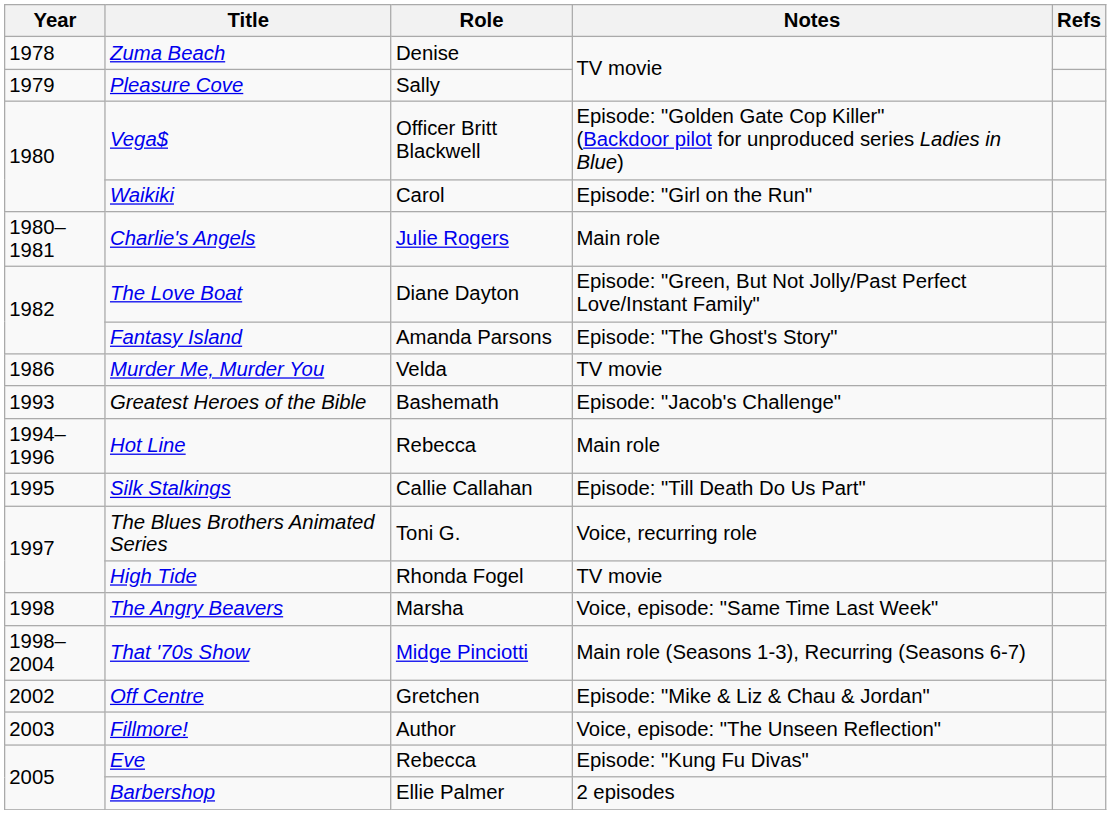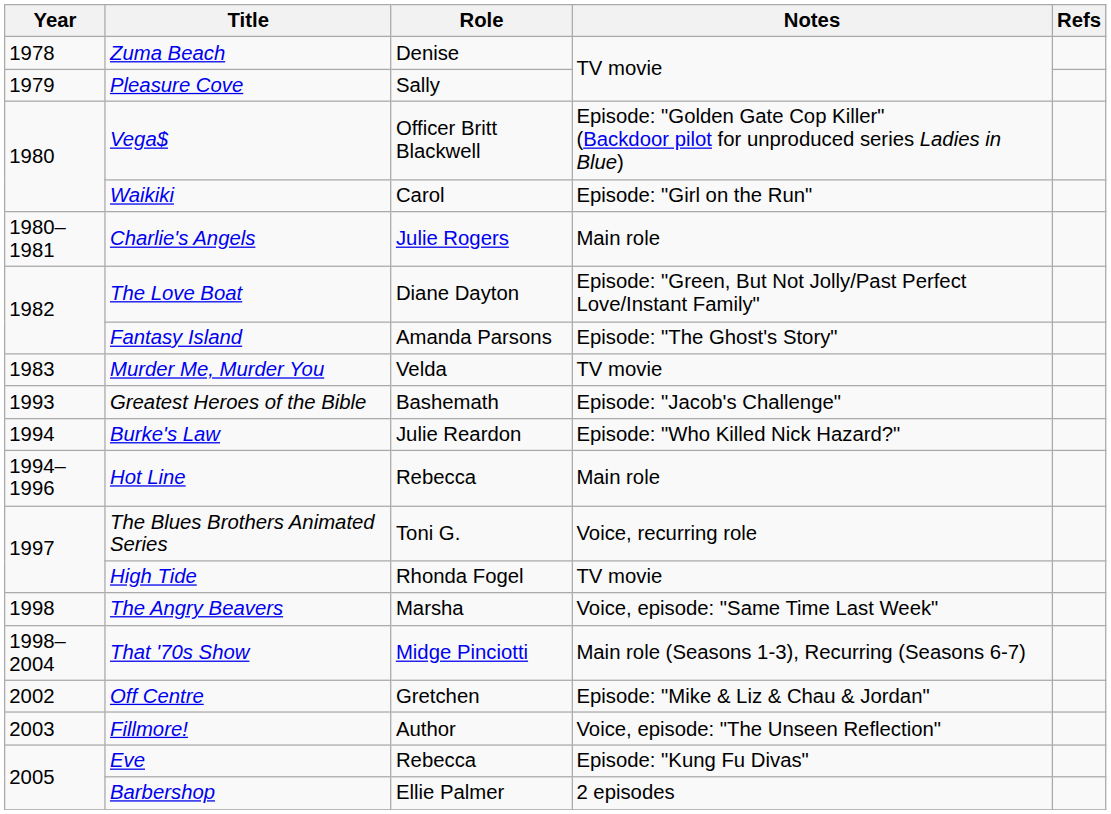(32, 369) 1986 -> (32, 369) 1983
+ row: (165, 434)
- row: (170, 489)
